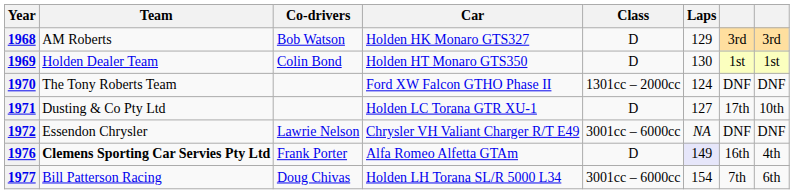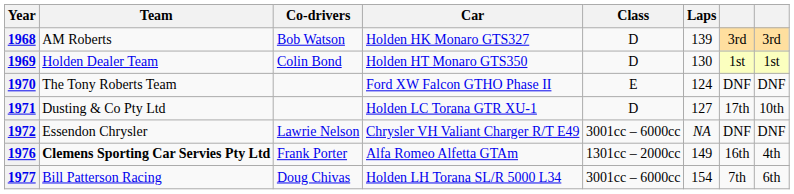(702, 39) 129 -> (702, 39) 139
(633, 85) 1301cc – 2000cc -> (633, 85) E
(633, 154) D -> (633, 154) 1301cc – 2000cc
(702, 154) lavender background -> (702, 154) no background
